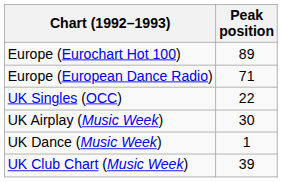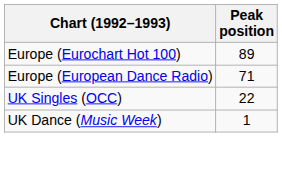- row: (85, 120)
- row: (98, 165)
